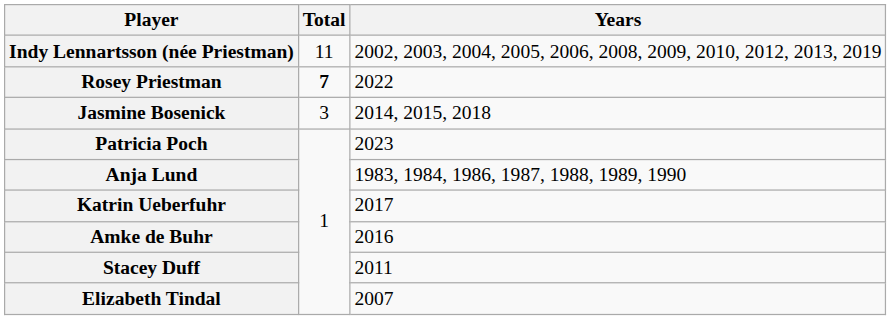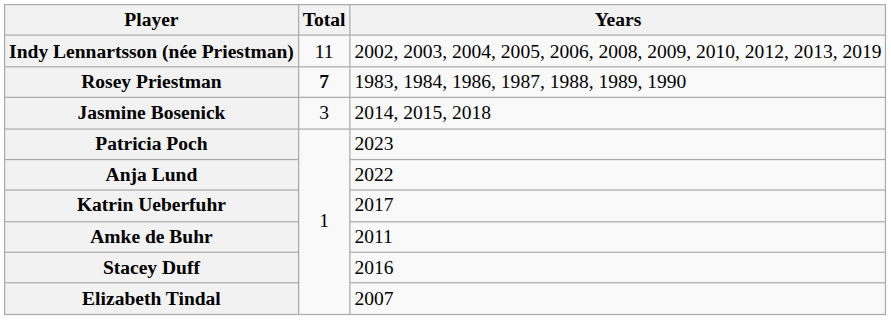(374, 81) 2022 -> (520, 81) 1983, 1984, 1986, 1987, 1988, 1989, 1990
(520, 174) 1983, 1984, 1986, 1987, 1988, 1989, 1990 -> (374, 174) 2022
(374, 236) 2016 -> (374, 236) 2011
(374, 267) 2011 -> (374, 267) 2016
